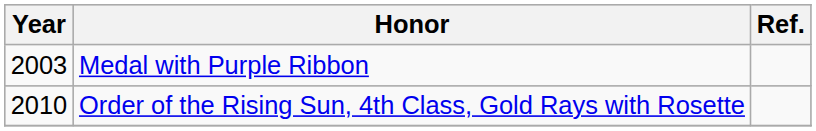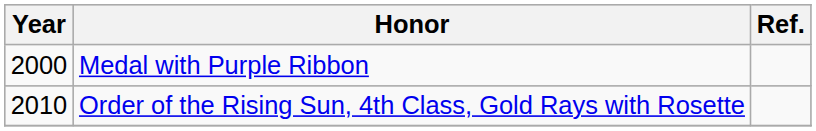(39, 65) 2003 -> (39, 65) 2000
